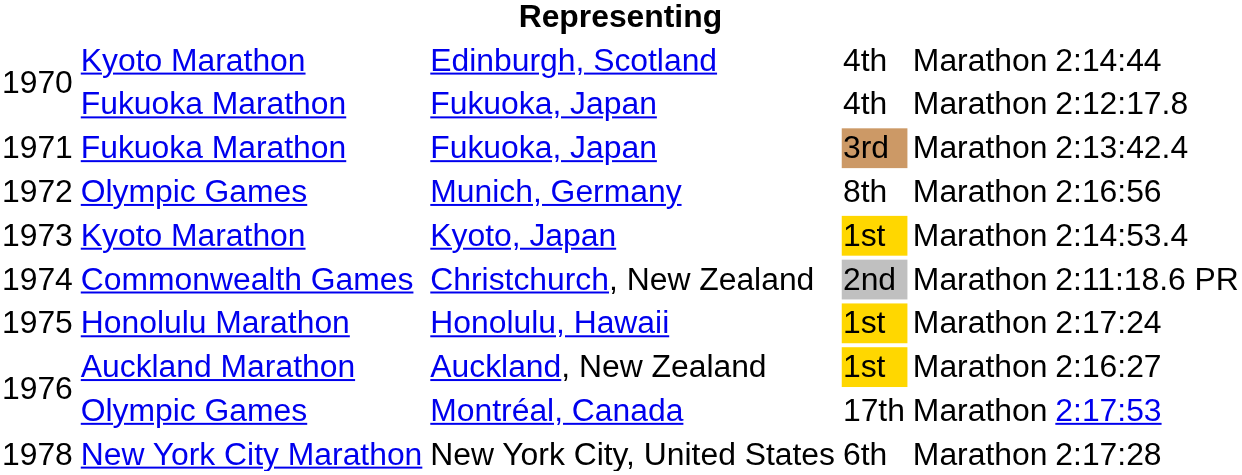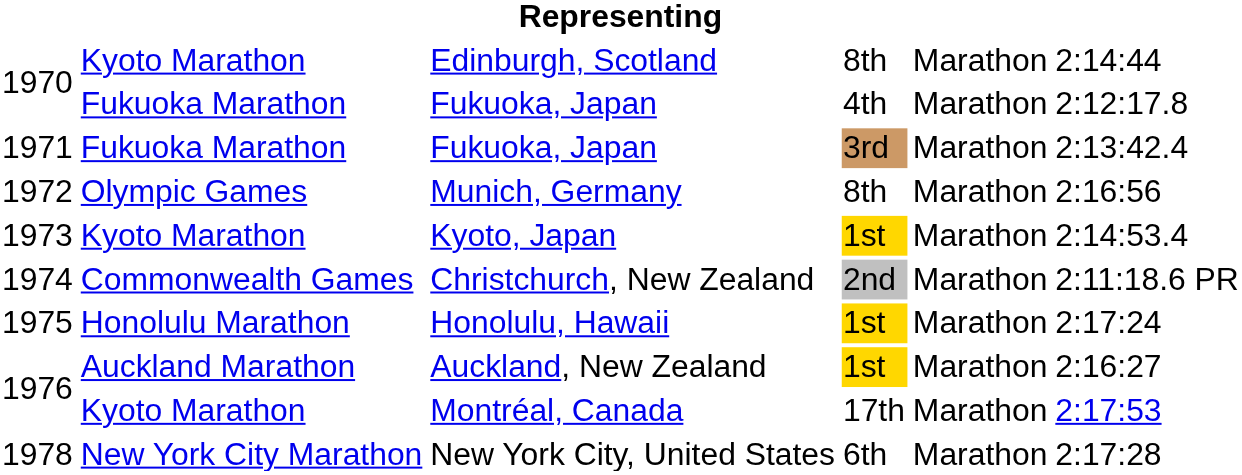(865, 60) 4th -> (865, 60) 8th
(194, 410) Olympic Games -> (193, 410) Kyoto Marathon
